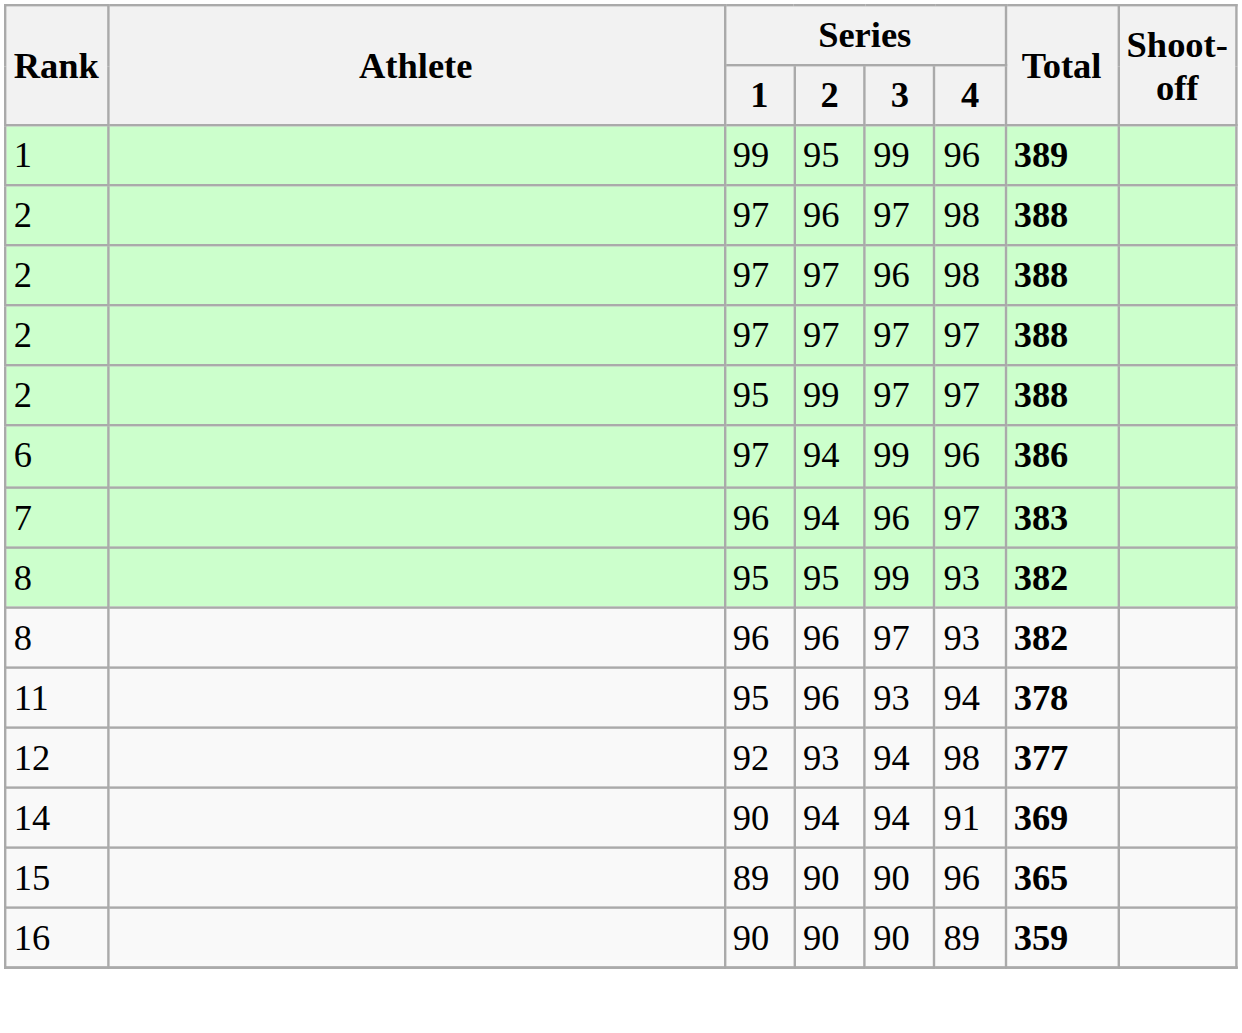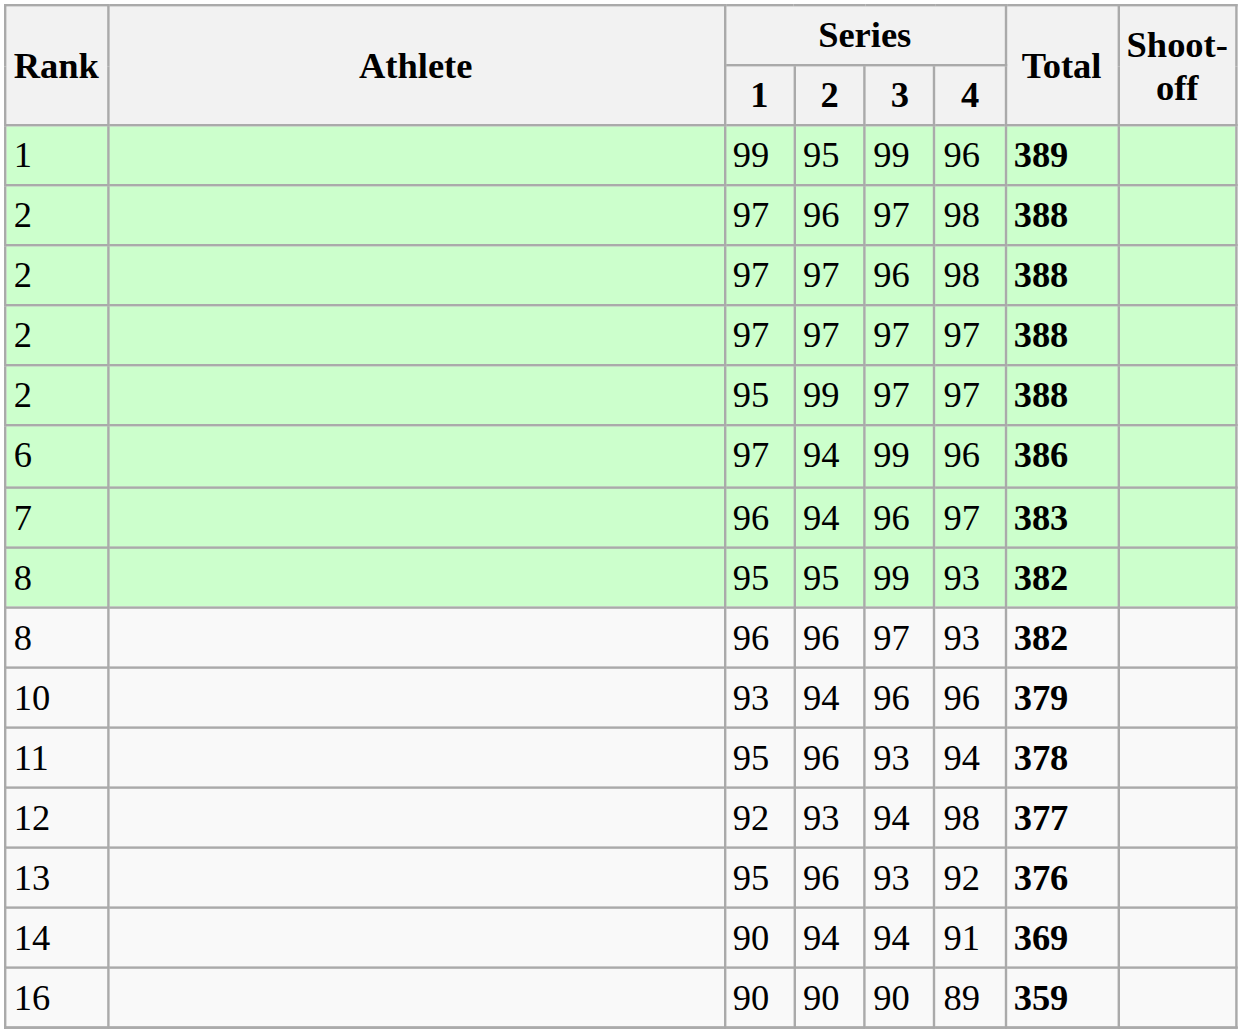+ row: (32, 696)
+ row: (32, 876)
- row: (32, 876)
